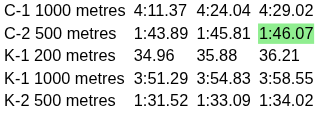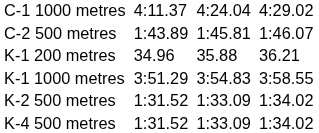(286, 33) lightgreen background -> (286, 33) no background
+ row: (60, 123)
